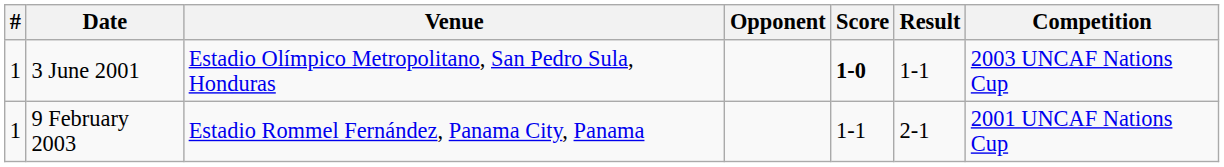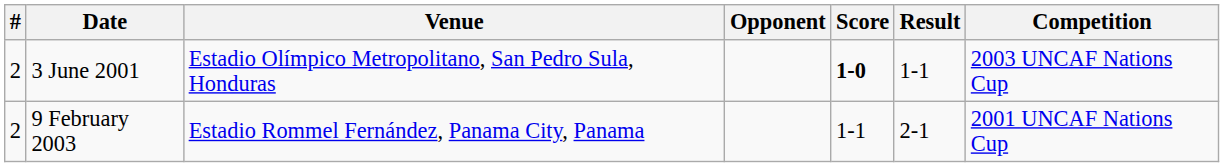(15, 70) 1 -> (15, 70) 2
(15, 131) 1 -> (15, 131) 2
